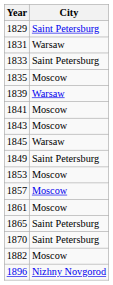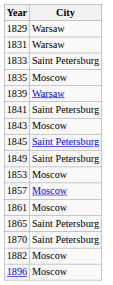(65, 28) Saint Petersburg -> (48, 28) Warsaw
(50, 110) Moscow -> (65, 110) Saint Petersburg
(48, 142) Warsaw -> (65, 142) Saint Petersburg
(69, 272) Nizhny Novgorod -> (50, 272) Moscow
